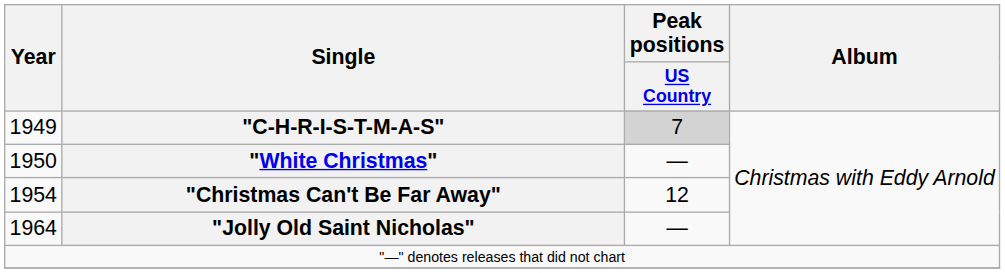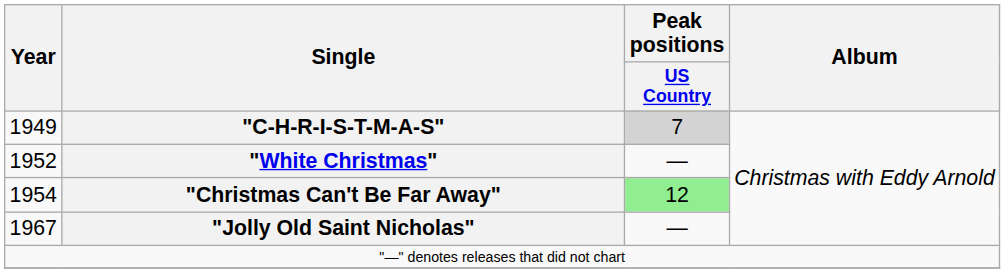(33, 161) 1950 -> (33, 161) 1952
(677, 194) no background -> (677, 194) lightgreen background
(33, 228) 1964 -> (33, 228) 1967
